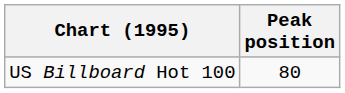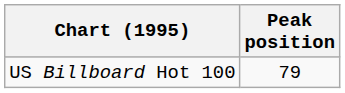(290, 73) 80 -> (290, 73) 79
